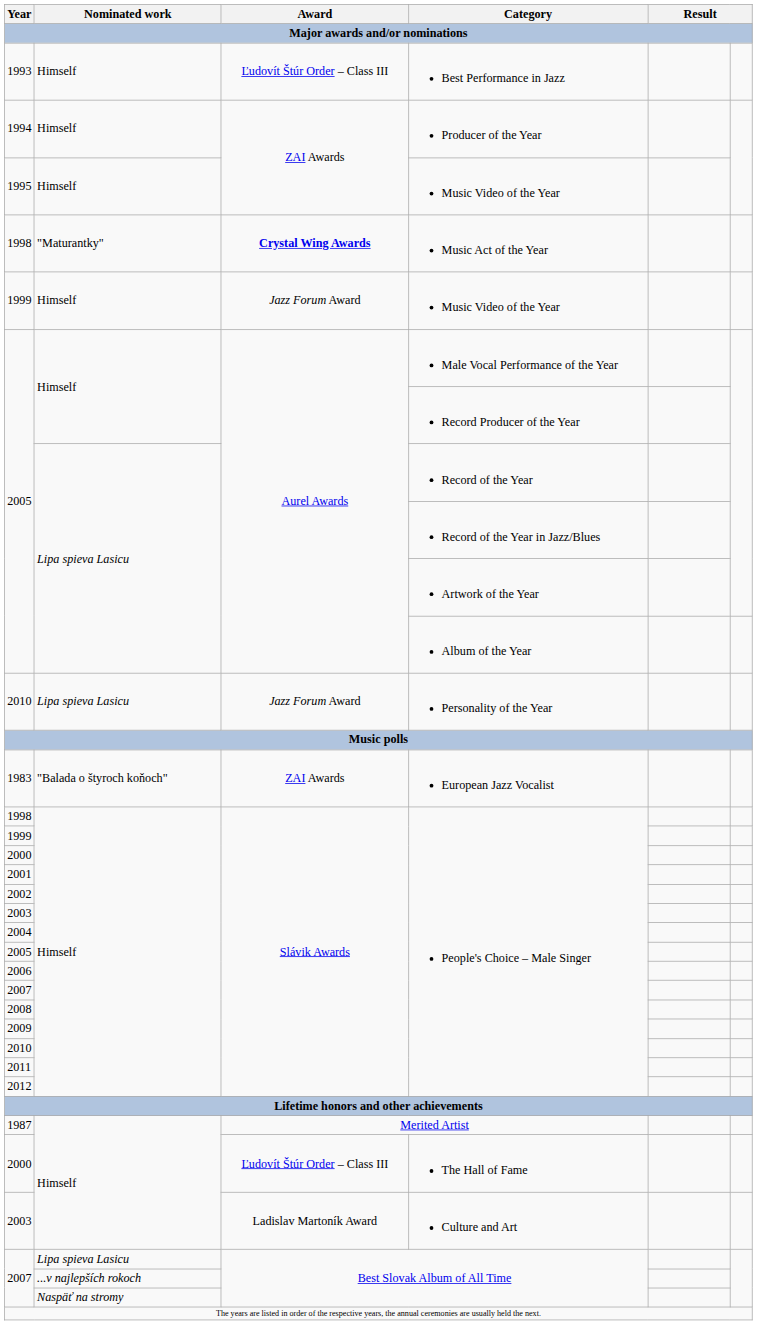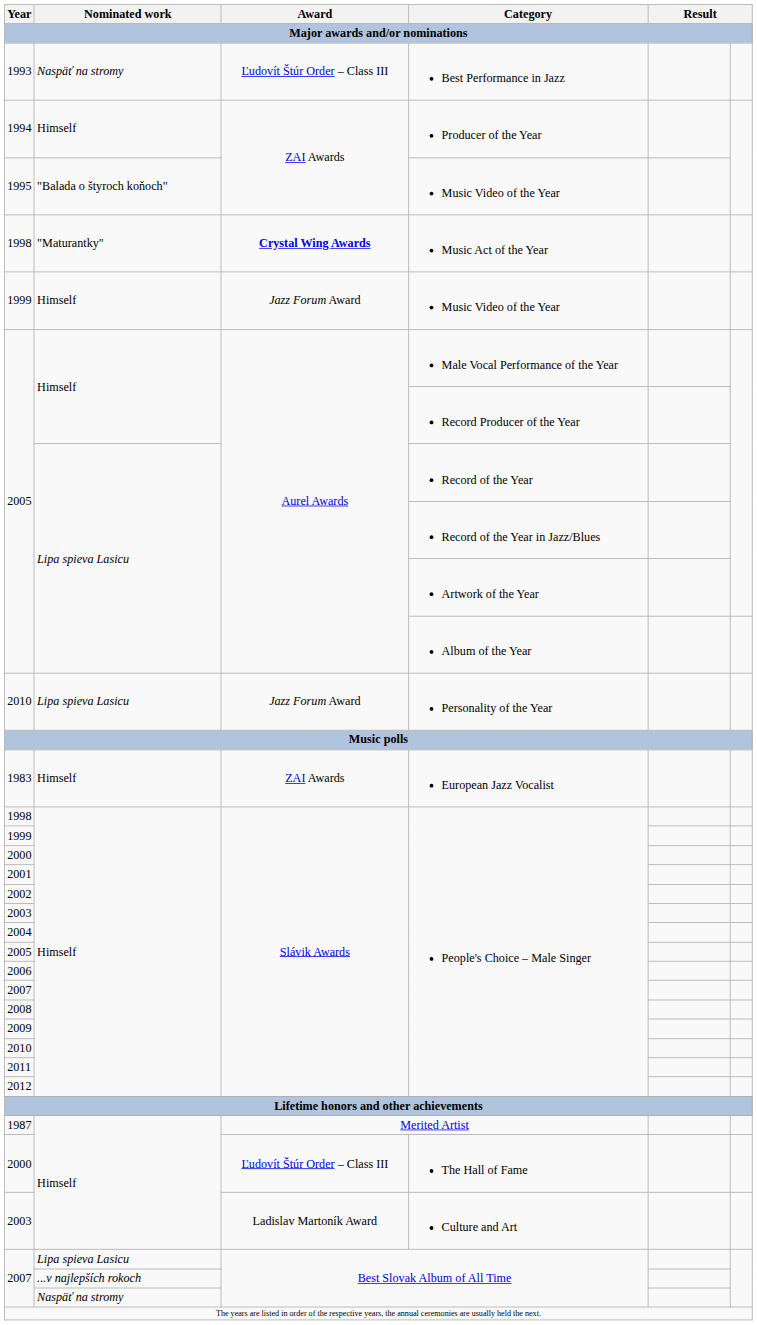(57, 71) Himself -> (80, 71) Naspäť na stromy
(57, 186) Himself -> (102, 186) "Balada o štyroch koňoch"
(102, 778) "Balada o štyroch koňoch" -> (57, 778) Himself
